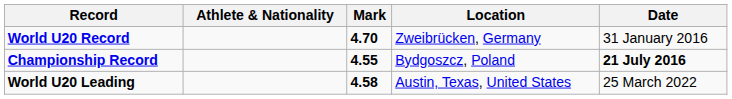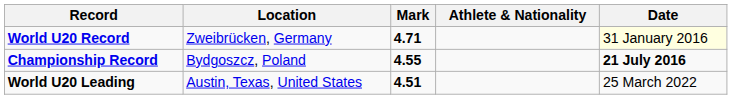columns swapped: (265, 15) <-> (496, 15)
(364, 37) 4.70 -> (408, 37) 4.71
(655, 37) no background -> (655, 37) lightyellow background
(364, 82) 4.58 -> (408, 82) 4.51
